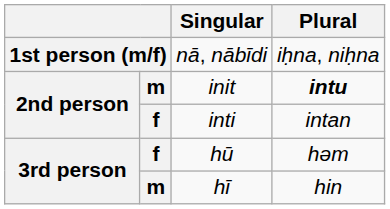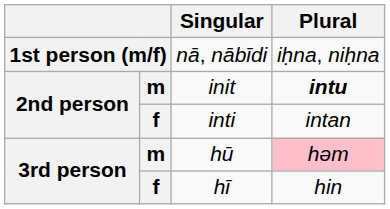(156, 154) f -> (156, 154) m
(328, 154) no background -> (328, 154) pink background
(156, 187) m -> (156, 187) f
